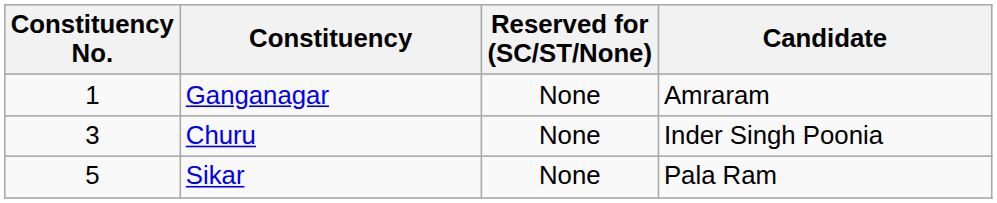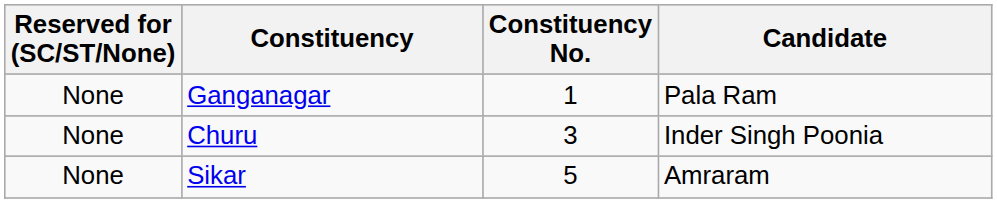columns swapped: (92, 39) <-> (570, 39)
(717, 94) Amraram -> (720, 94) Pala Ram
(720, 176) Pala Ram -> (717, 176) Amraram
